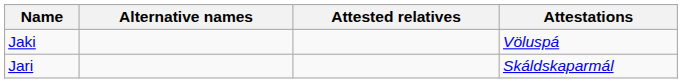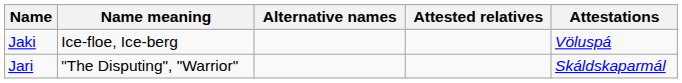+ column: (156, 17)
